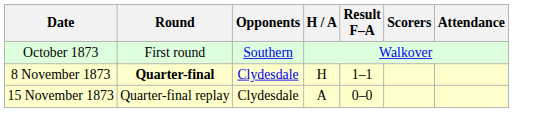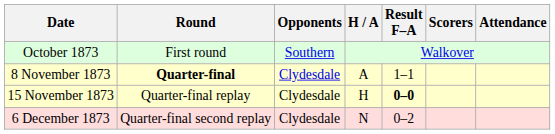(322, 74) H -> (363, 74) A
(322, 96) A -> (363, 96) H
(362, 96) normal -> (404, 96) bold
+ row: (61, 118)
